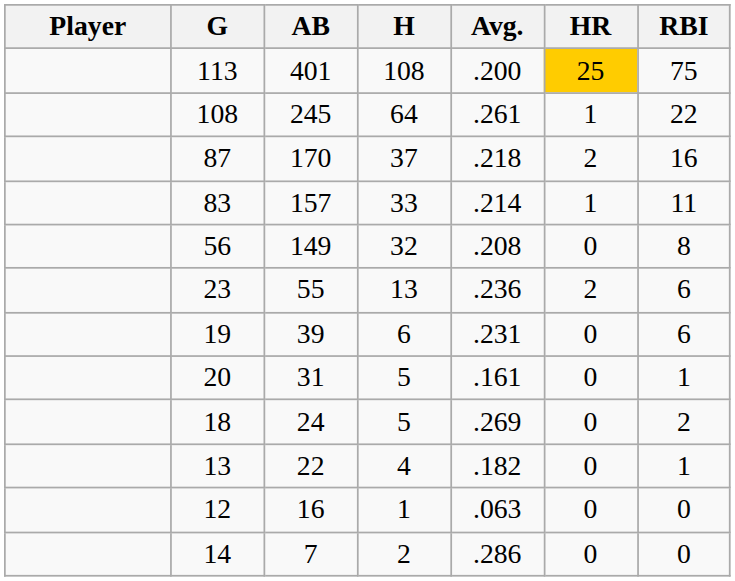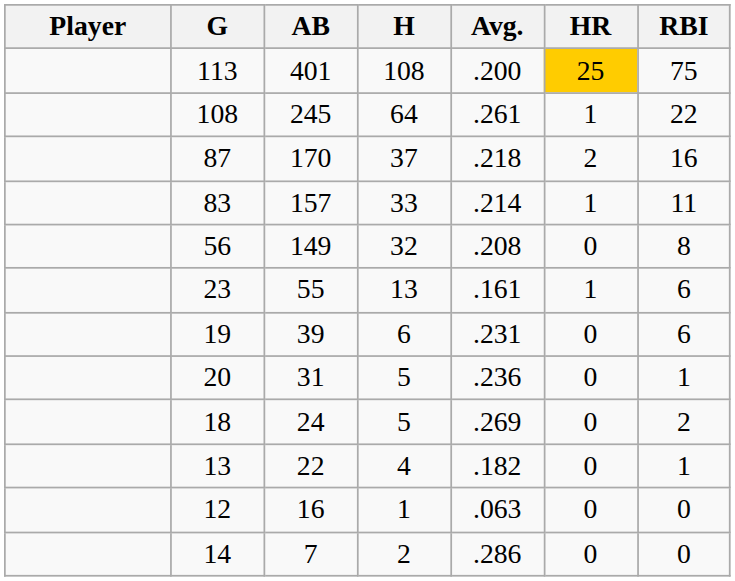(497, 289) .236 -> (497, 289) .161
(591, 289) 2 -> (591, 289) 1
(497, 377) .161 -> (497, 377) .236
